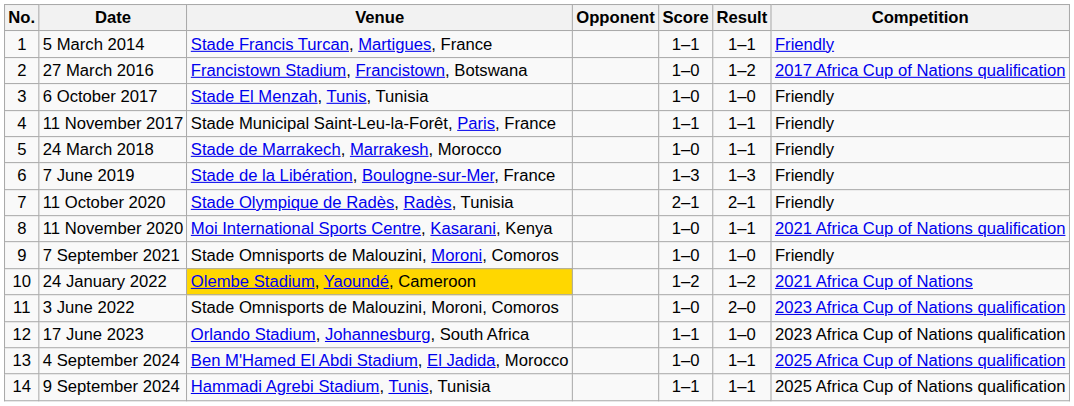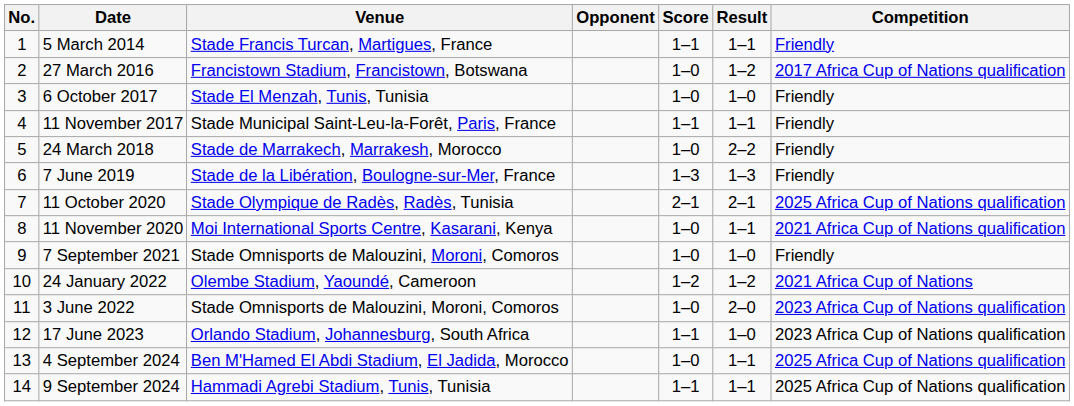(742, 149) 1–1 -> (742, 149) 2–2
(805, 202) Friendly -> (920, 202) 2025 Africa Cup of Nations qualification
(333, 281) gold background -> (333, 281) no background
